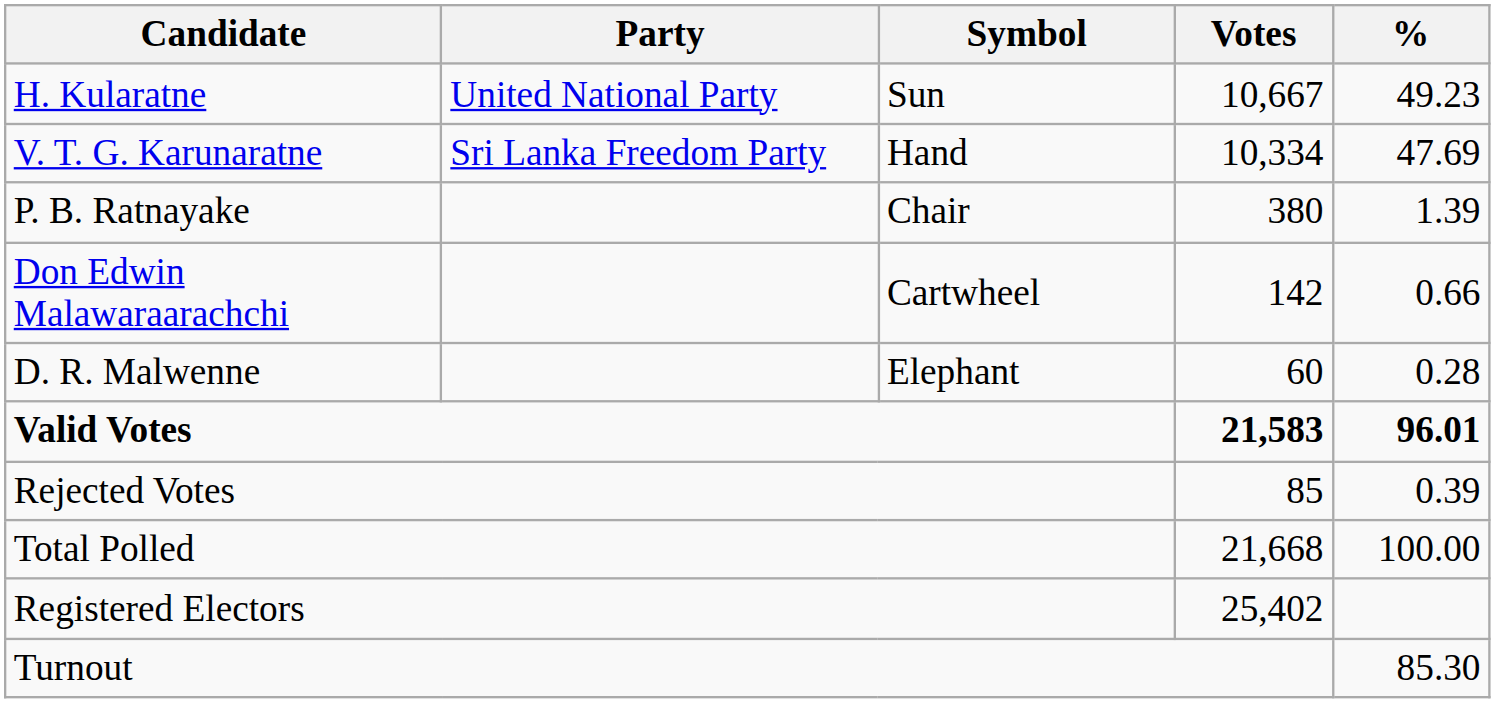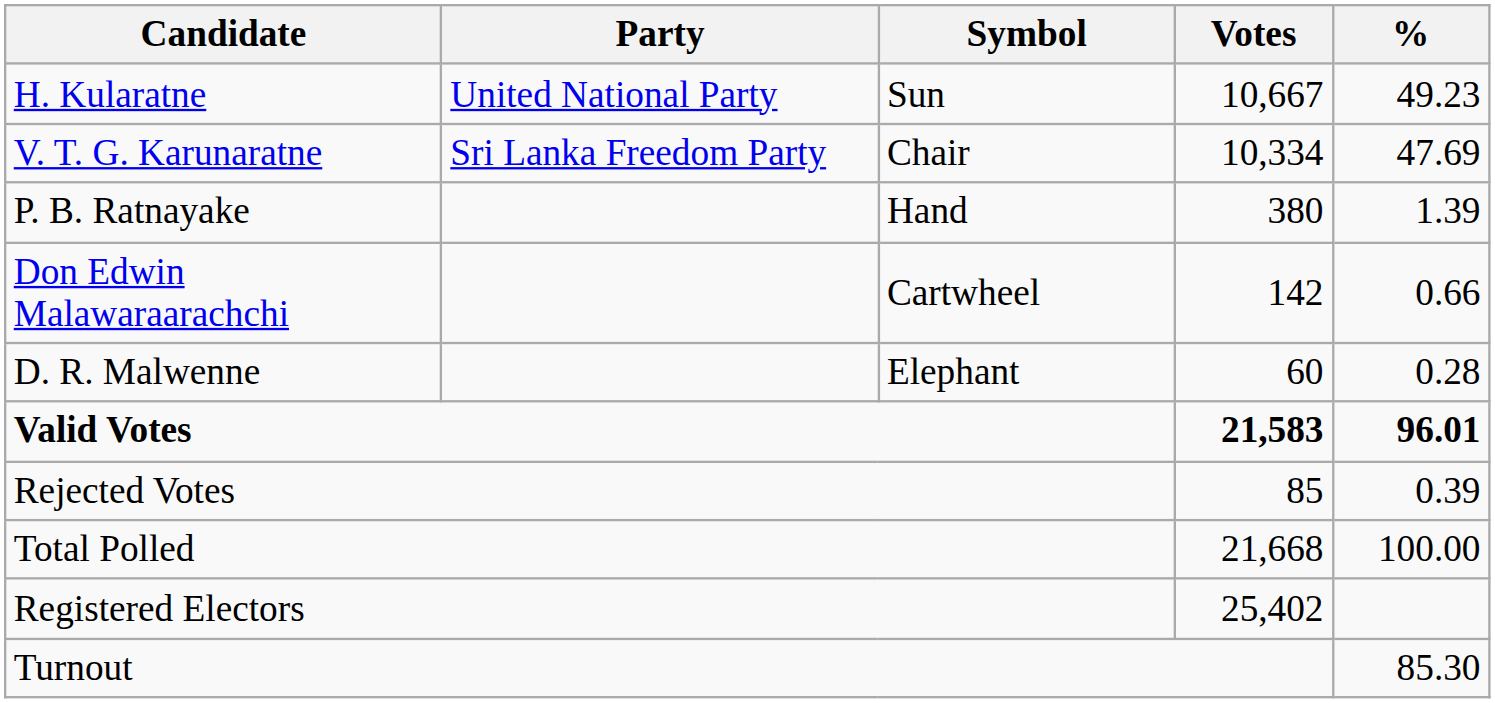(927, 152) Hand -> (928, 152) Chair
(928, 211) Chair -> (927, 211) Hand
